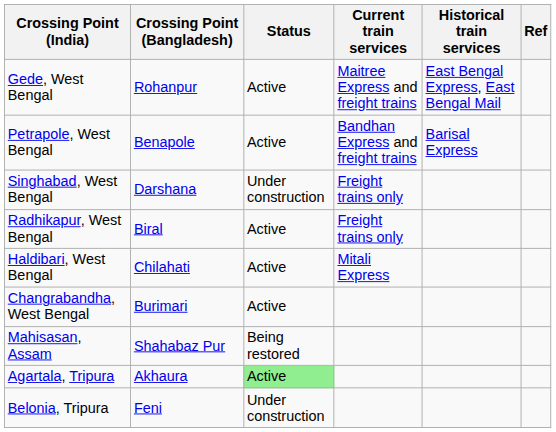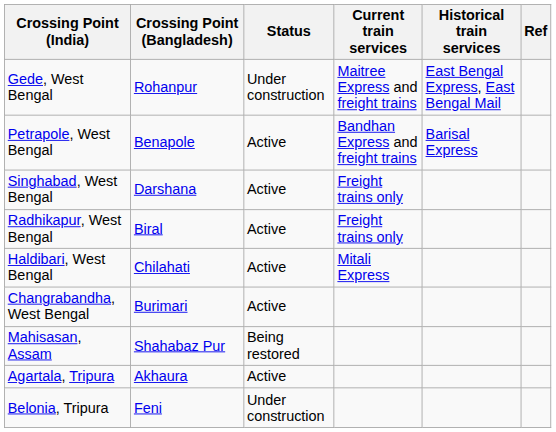(267, 87) Active -> (286, 87) Under construction
(286, 189) Under construction -> (267, 189) Active
(267, 376) lightgreen background -> (267, 376) no background
